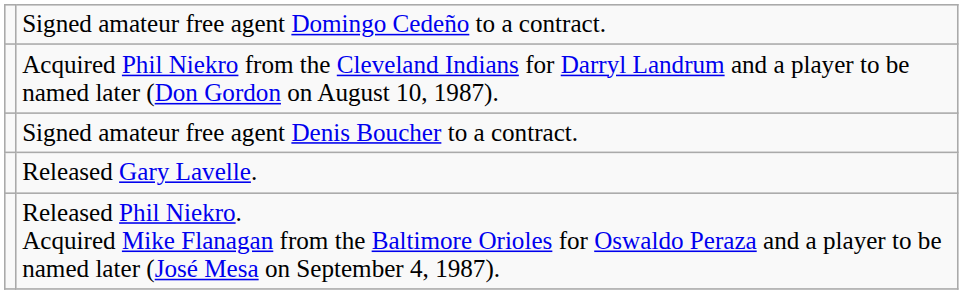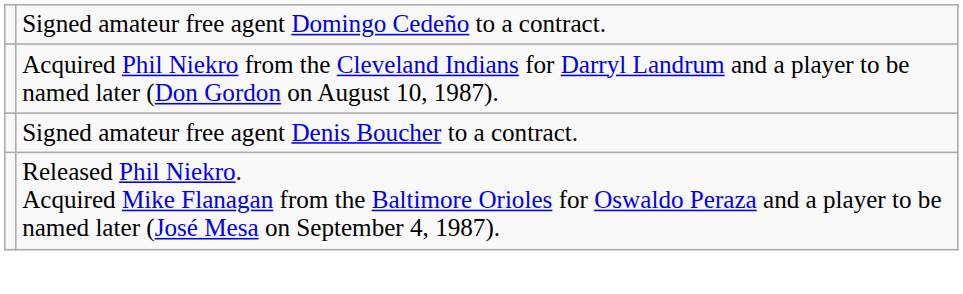- row: (140, 172)
